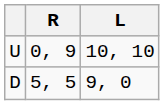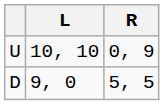columns swapped: (120, 20) <-> (53, 20)
